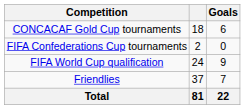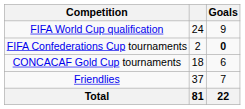rows swapped: (97, 63) <-> (97, 29)
(223, 46) normal -> (223, 46) bold
